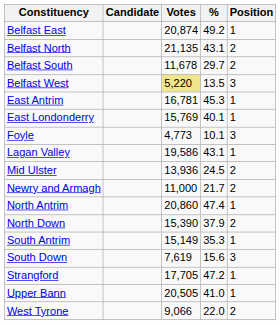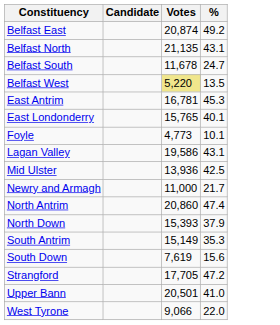- column: (252, 13)
(214, 65) 29.7 -> (214, 65) 24.7
(181, 118) 15,769 -> (181, 118) 15,765
(214, 170) 24.5 -> (214, 170) 42.5
(181, 223) 15,390 -> (181, 223) 15,393
(181, 293) 20,505 -> (181, 293) 20,501
